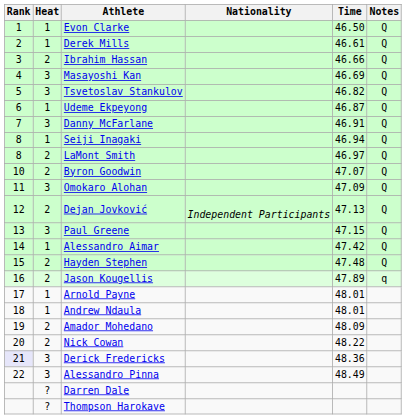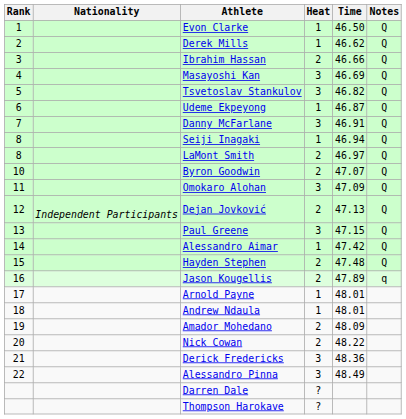columns swapped: (47, 13) <-> (259, 13)
(350, 45) 46.61 -> (350, 45) 46.62
(19, 359) lavender background -> (19, 359) no background
